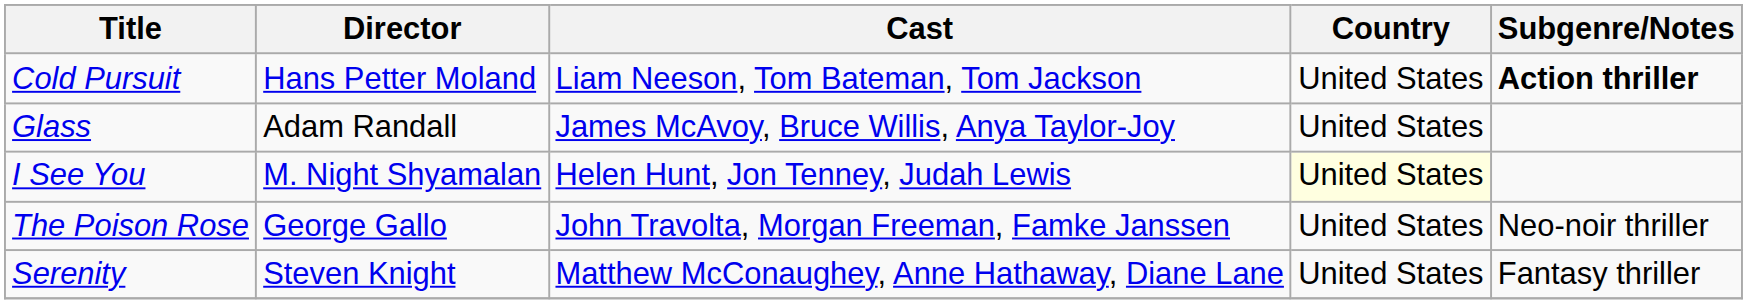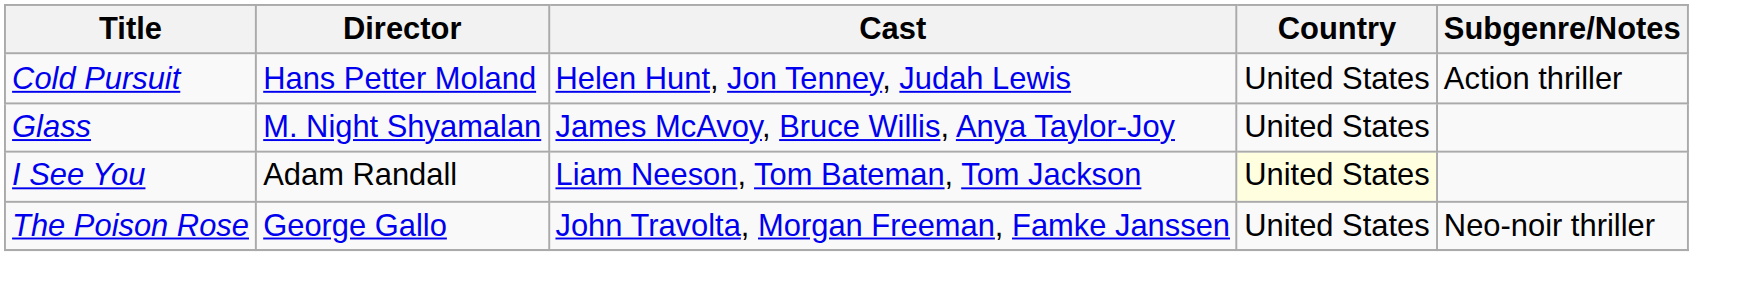(848, 77) Liam Neeson, Tom Bateman, Tom Jackson -> (813, 77) Helen Hunt, Jon Tenney, Judah Lewis
(1598, 77) bold -> (1533, 77) normal
(360, 126) Adam Randall -> (402, 126) M. Night Shyamalan
(402, 175) M. Night Shyamalan -> (360, 175) Adam Randall
(813, 175) Helen Hunt, Jon Tenney, Judah Lewis -> (848, 175) Liam Neeson, Tom Bateman, Tom Jackson
- row: (69, 273)
